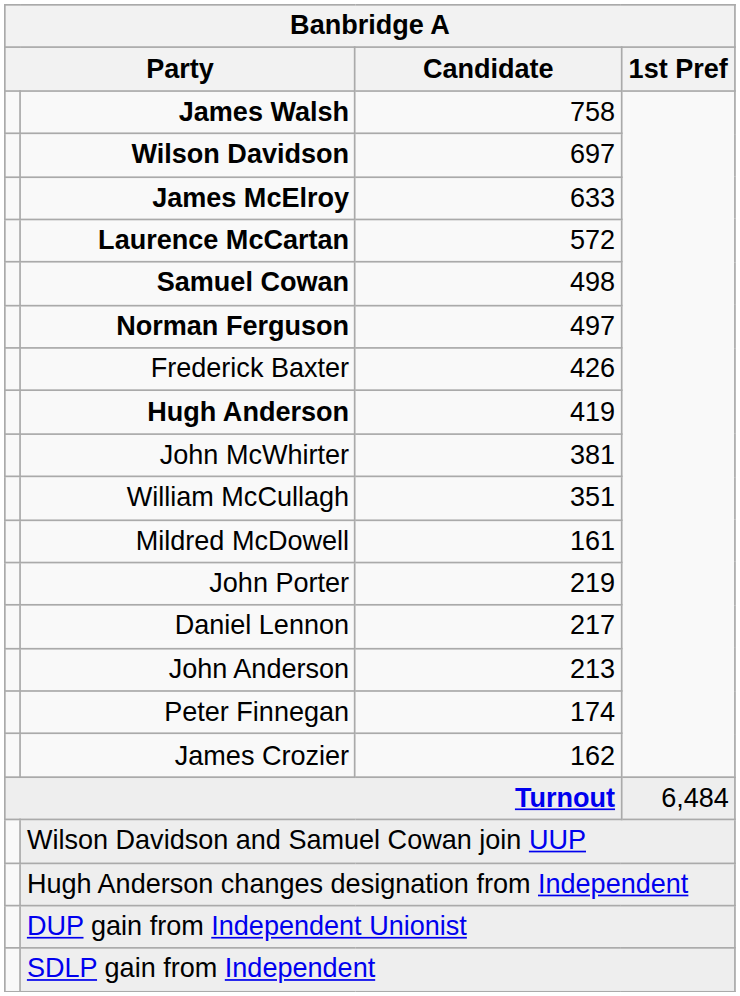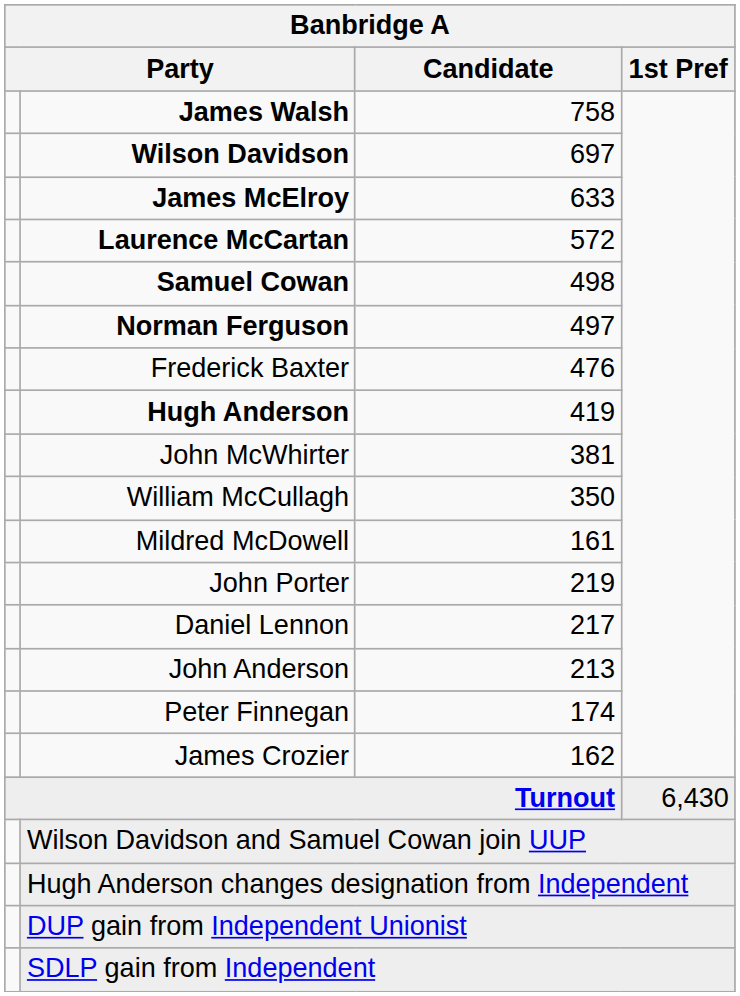(592, 369) 426 -> (592, 369) 476
(592, 497) 351 -> (592, 497) 350
(695, 797) 6,484 -> (695, 797) 6,430
